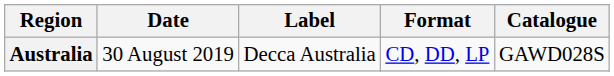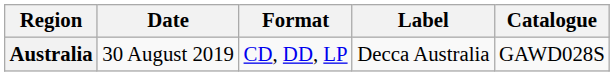columns swapped: (437, 20) <-> (310, 20)
